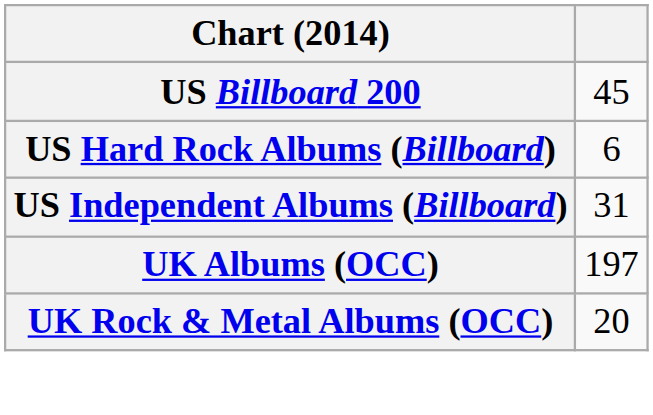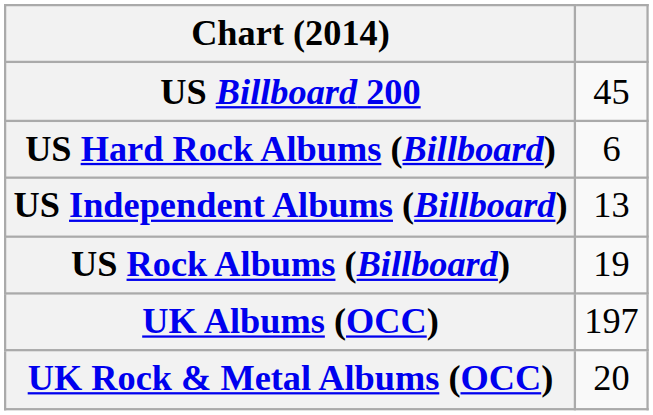(612, 206) 31 -> (612, 206) 13
+ row: (291, 263)
